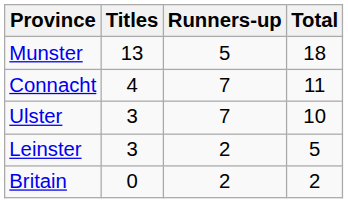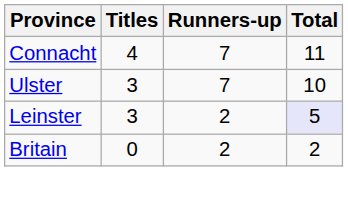- row: (46, 52)
(315, 149) no background -> (315, 117) lavender background
